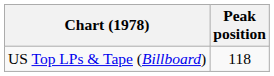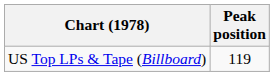(240, 58) 118 -> (240, 58) 119
